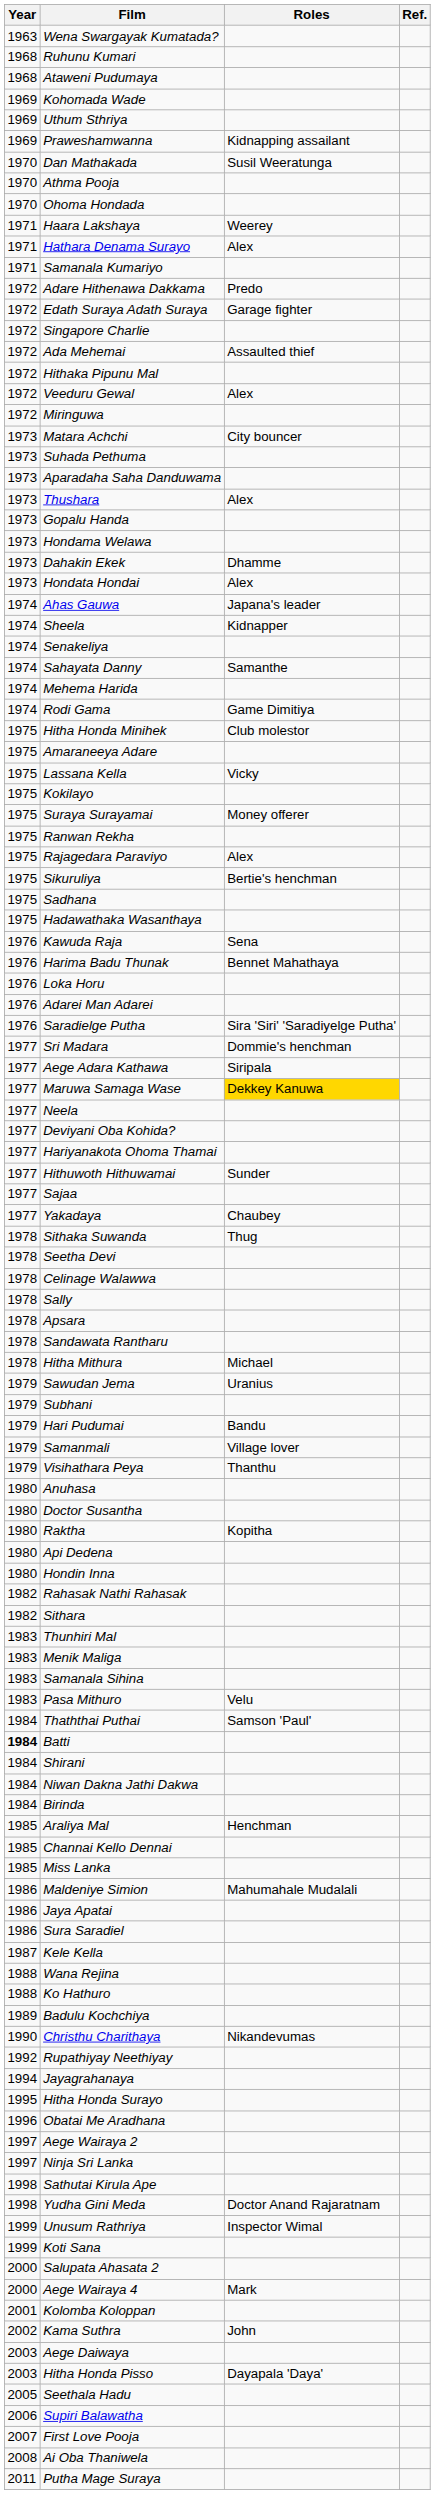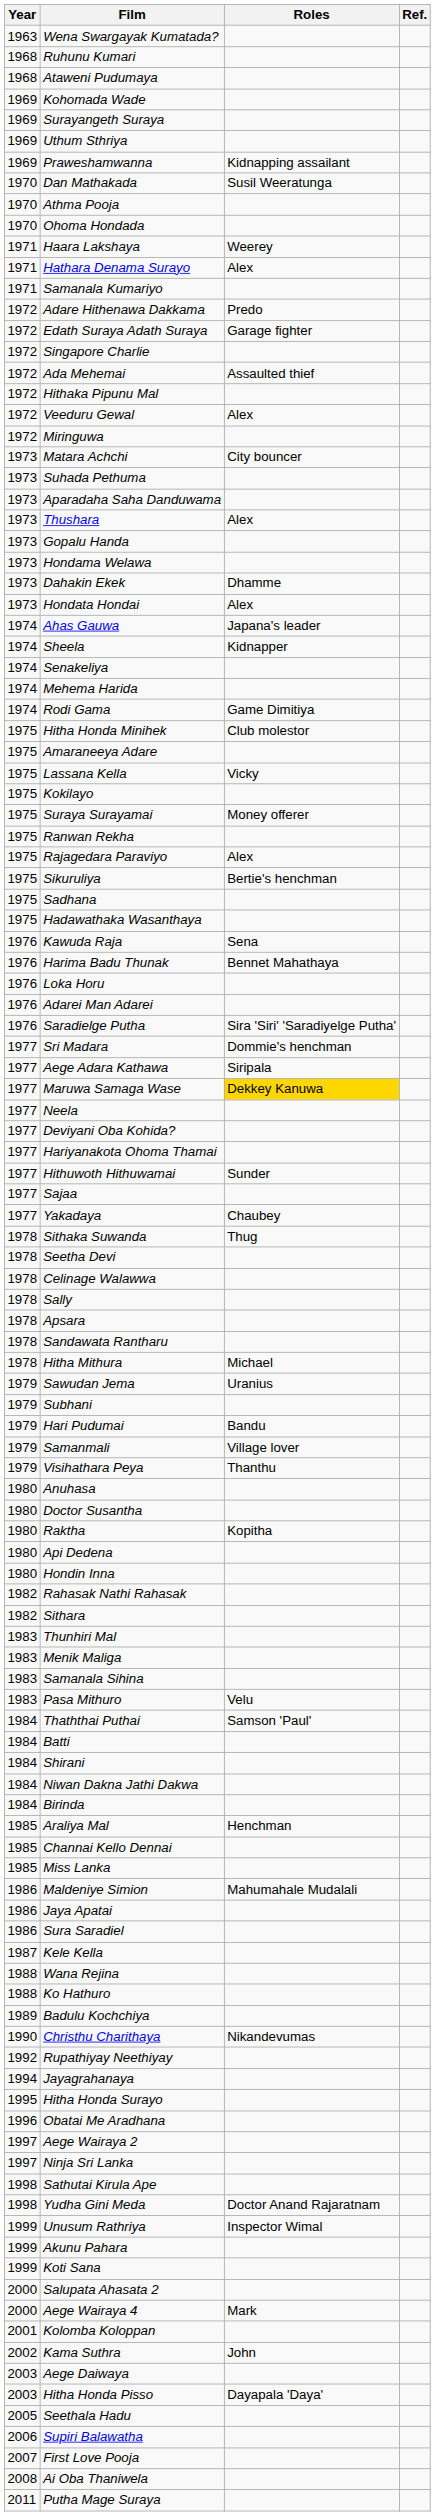+ row: (104, 120)
- row: (92, 667)
(22, 1742) bold -> (22, 1742) normal
+ row: (85, 2247)
